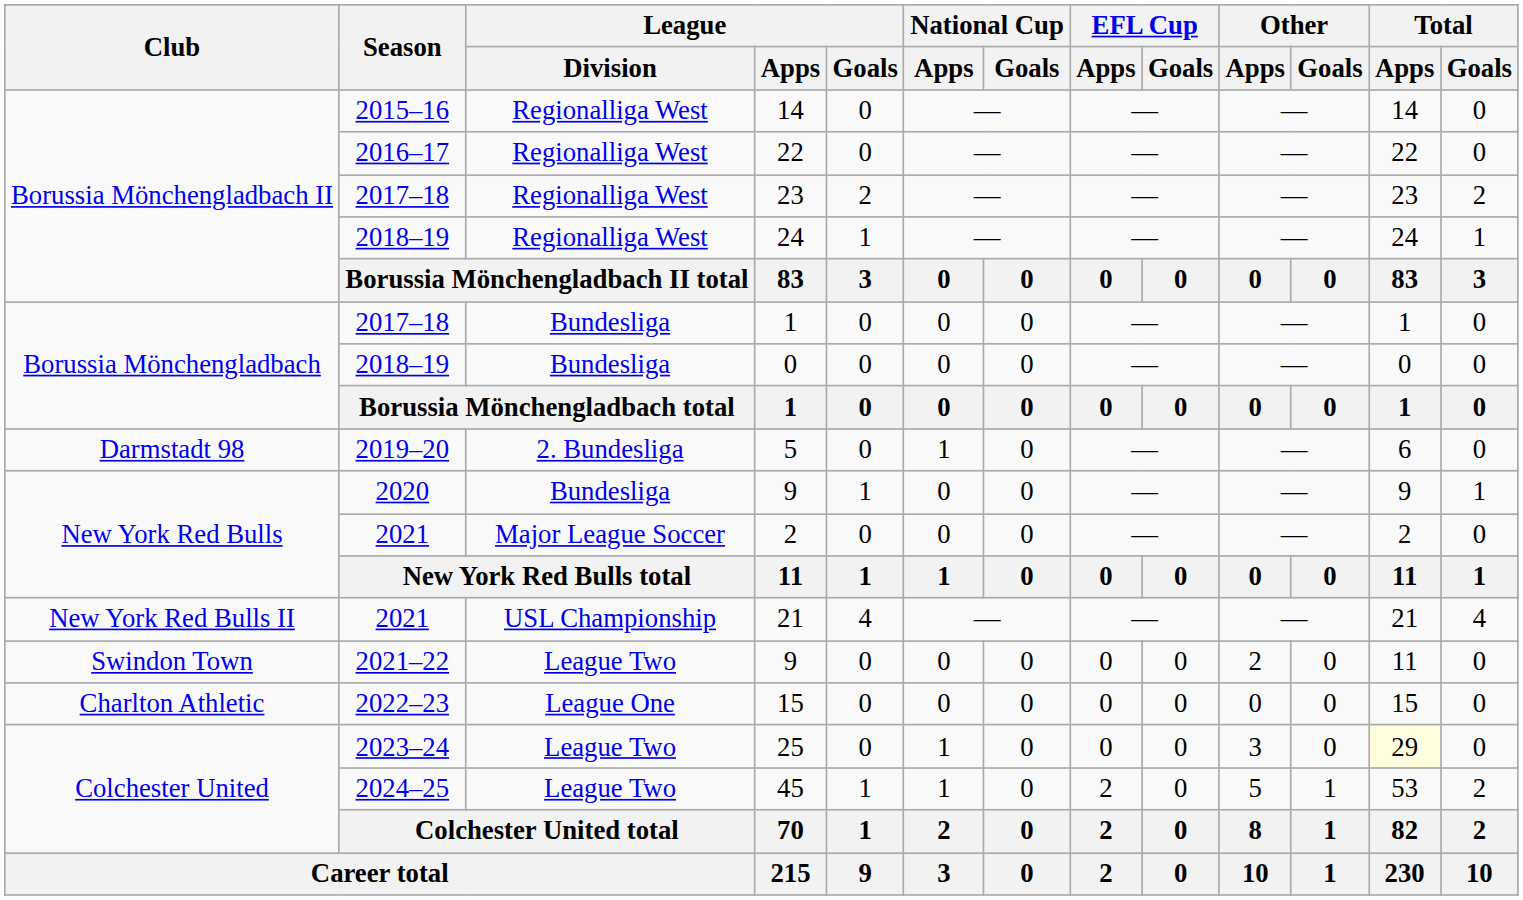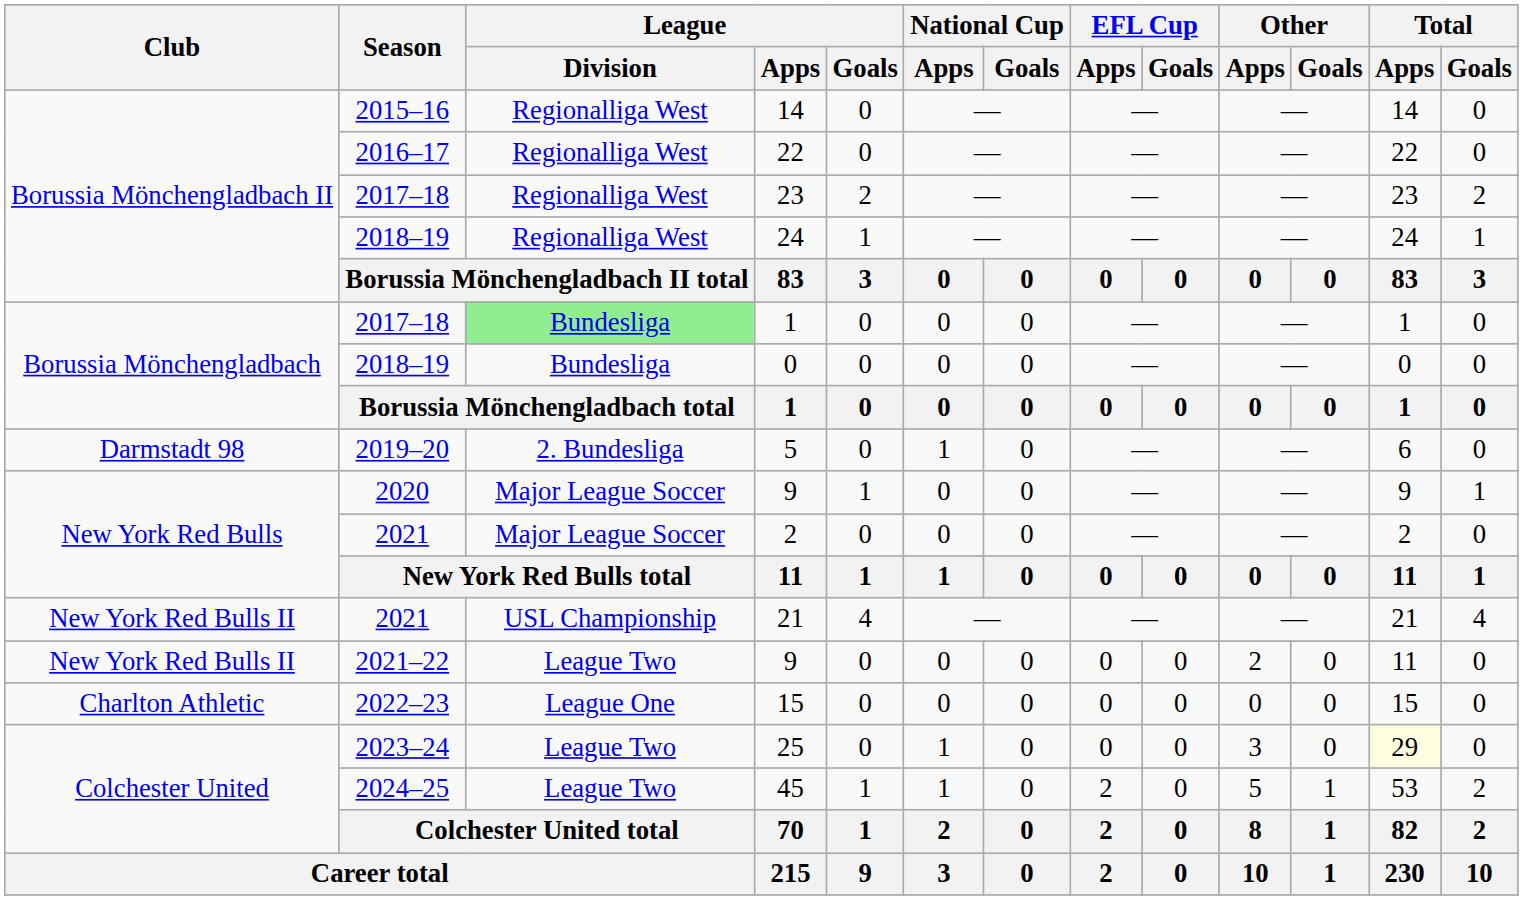(610, 322) no background -> (610, 322) lightgreen background
(610, 491) Bundesliga -> (610, 491) Major League Soccer
(172, 661) Swindon Town -> (172, 661) New York Red Bulls II
